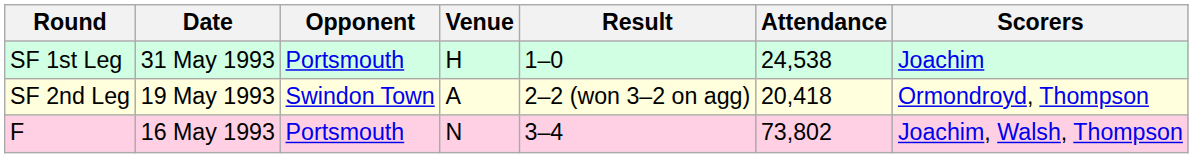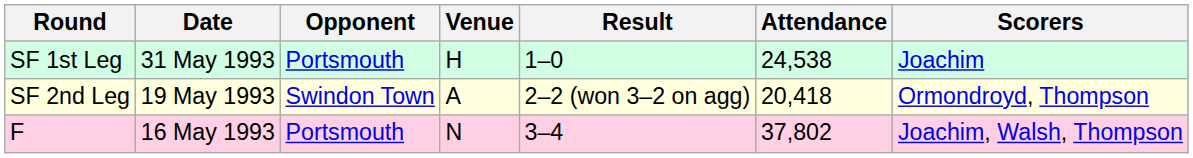(796, 133) 73,802 -> (796, 133) 37,802
